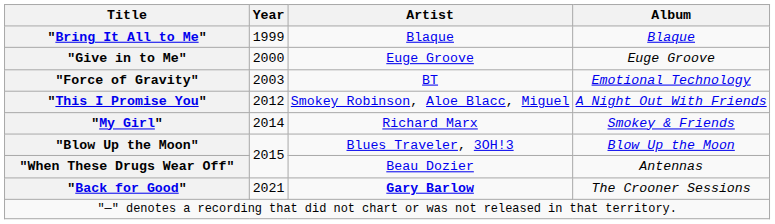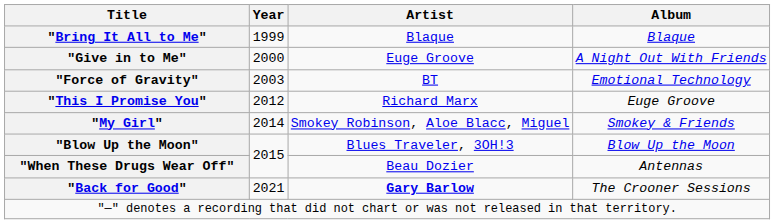(671, 59) Euge Groove -> (671, 59) A Night Out With Friends
(430, 102) Smokey Robinson, Aloe Blacc, Miguel -> (430, 102) Richard Marx
(671, 102) A Night Out With Friends -> (671, 102) Euge Groove
(430, 123) Richard Marx -> (430, 123) Smokey Robinson, Aloe Blacc, Miguel
